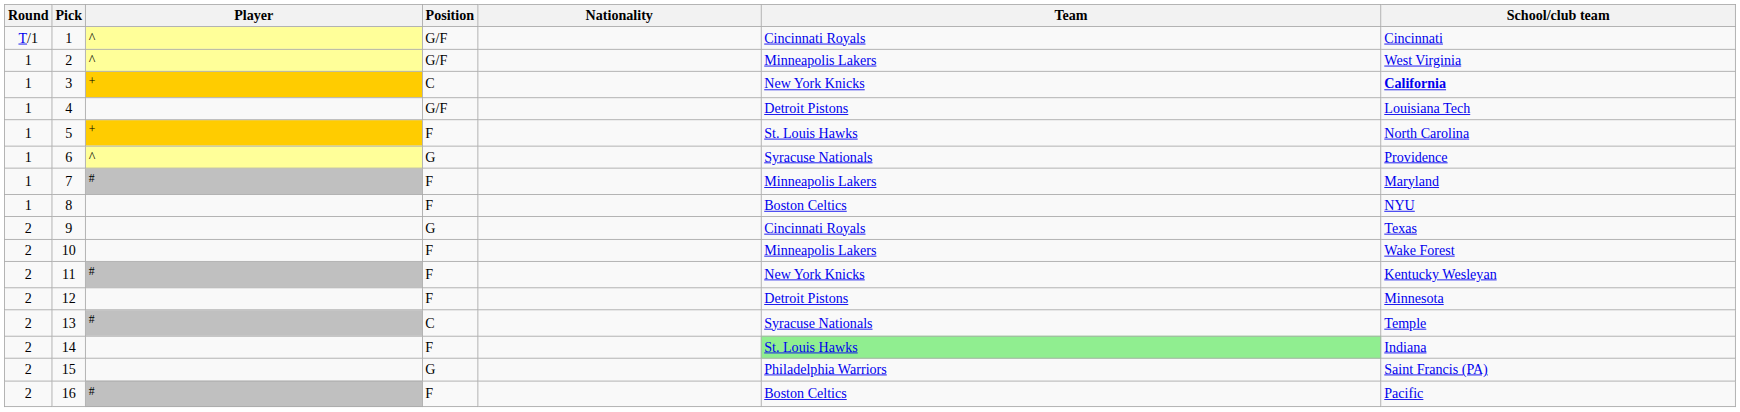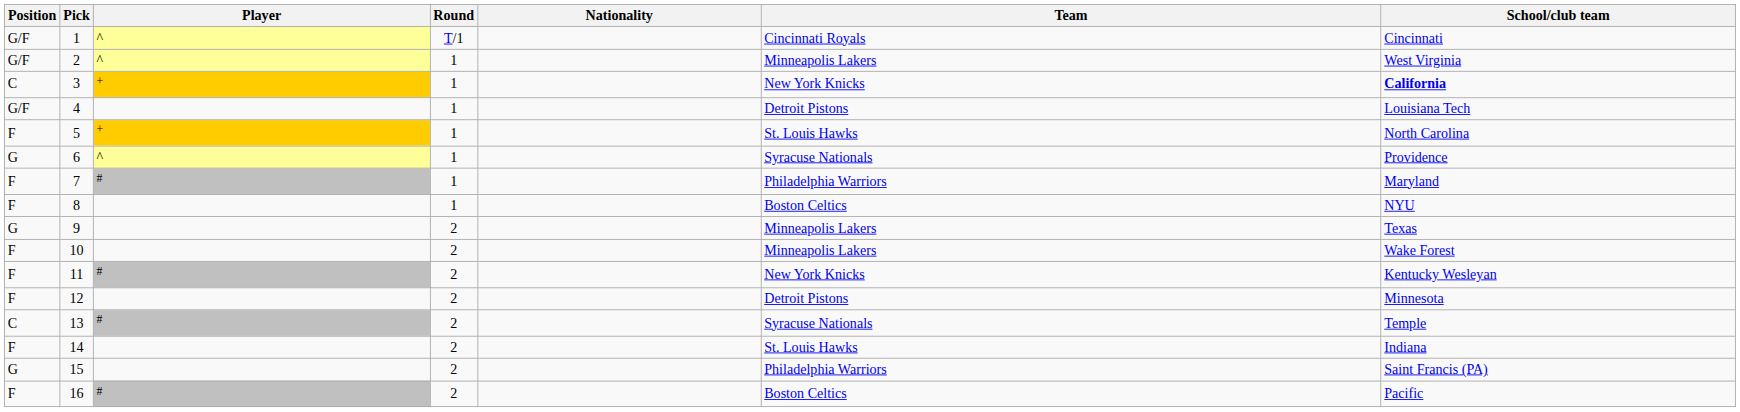columns swapped: (28, 15) <-> (450, 15)
(820, 181) Minneapolis Lakers -> (825, 181) Philadelphia Warriors
(815, 228) Cincinnati Royals -> (820, 228) Minneapolis Lakers
(811, 347) lightgreen background -> (811, 347) no background
